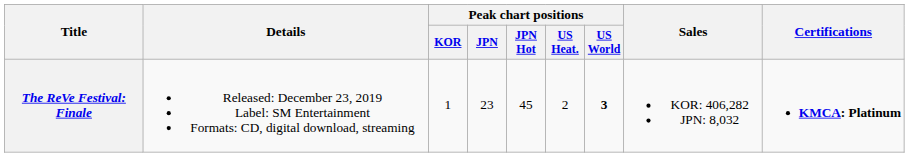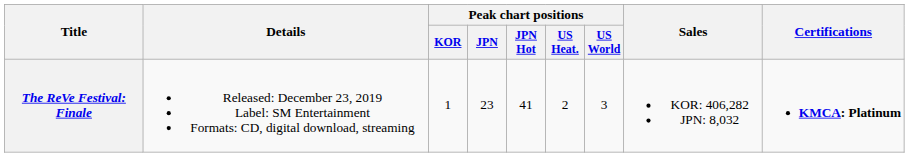(526, 105) 45 -> (526, 105) 41
(604, 105) bold -> (604, 105) normal
